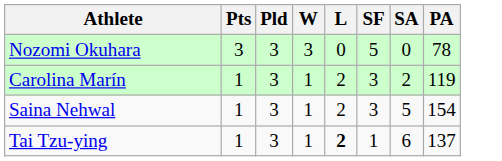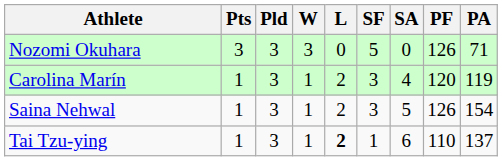+ column: (442, 19)
(442, 49) 78 -> (479, 49) 71
(406, 79) 2 -> (406, 79) 4
